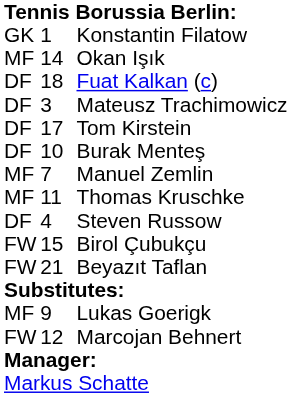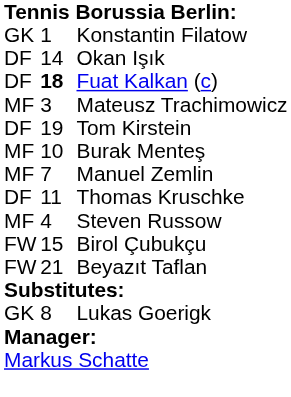(19, 58) MF -> (18, 58) DF
(52, 81) normal -> (52, 81) bold
(18, 104) DF -> (19, 104) MF
(52, 128) 17 -> (52, 128) 19
(18, 151) DF -> (19, 151) MF
(19, 197) MF -> (18, 197) DF
(18, 220) DF -> (19, 220) MF
(19, 313) MF -> (19, 313) GK
(46, 313) 9 -> (46, 313) 8
- row: (159, 336)
